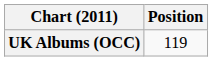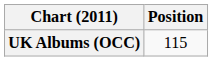(176, 42) 119 -> (176, 42) 115
